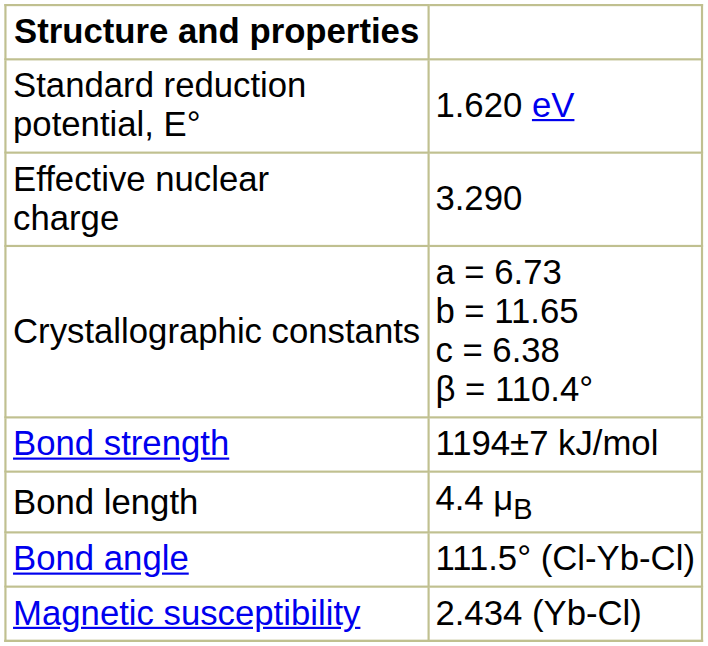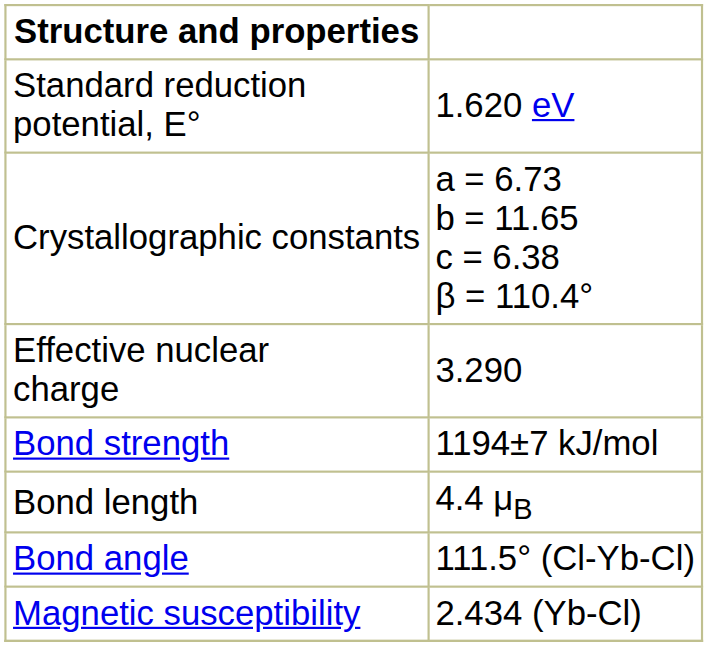rows swapped: (217, 331) <-> (141, 198)
